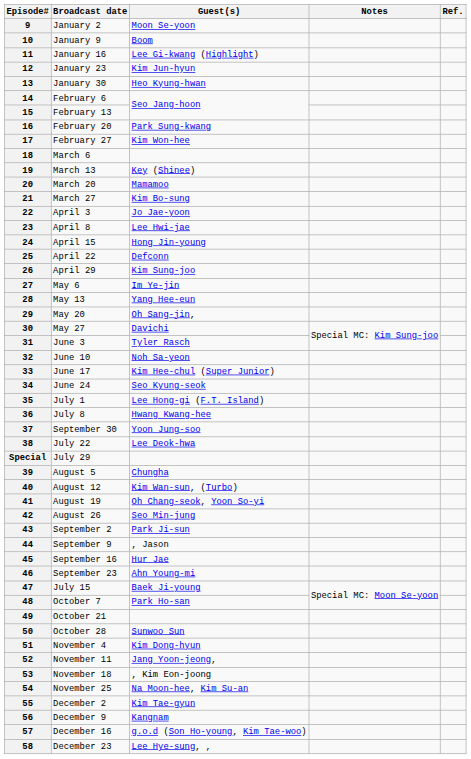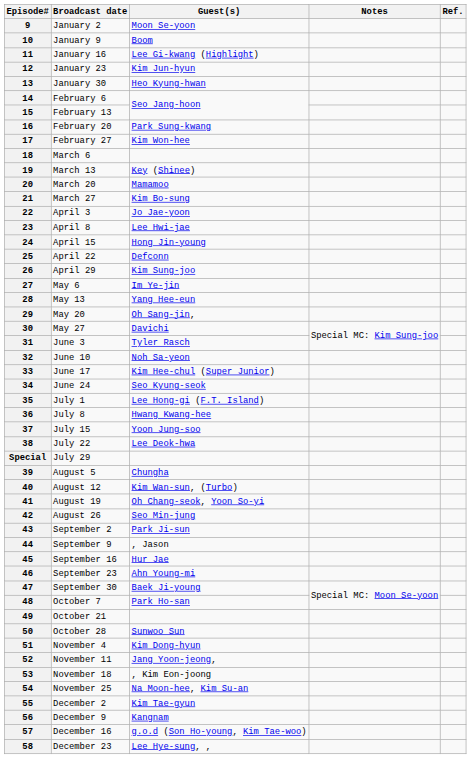(85, 429) September 30 -> (72, 429) July 15
(72, 588) July 15 -> (85, 588) September 30
